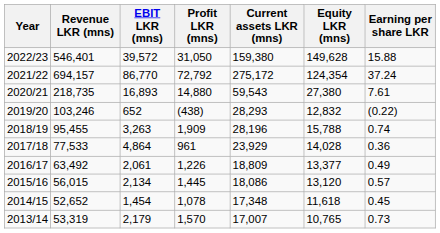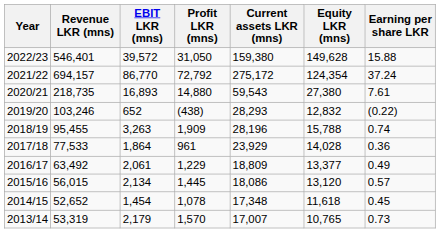(137, 147) 4,864 -> (137, 147) 1,864
(191, 165) 1,226 -> (191, 165) 1,229
